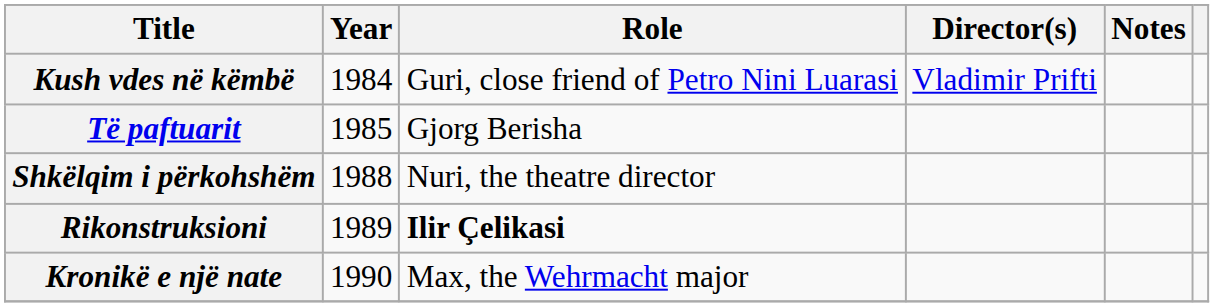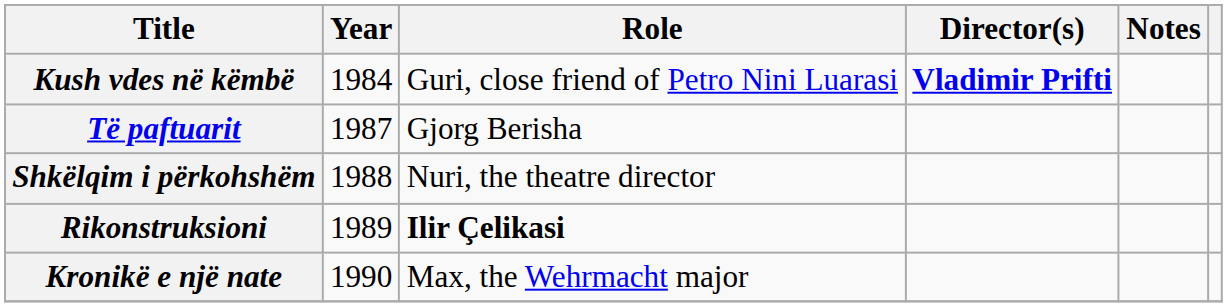(1005, 78) normal -> (1012, 78) bold
(361, 128) 1985 -> (361, 128) 1987
